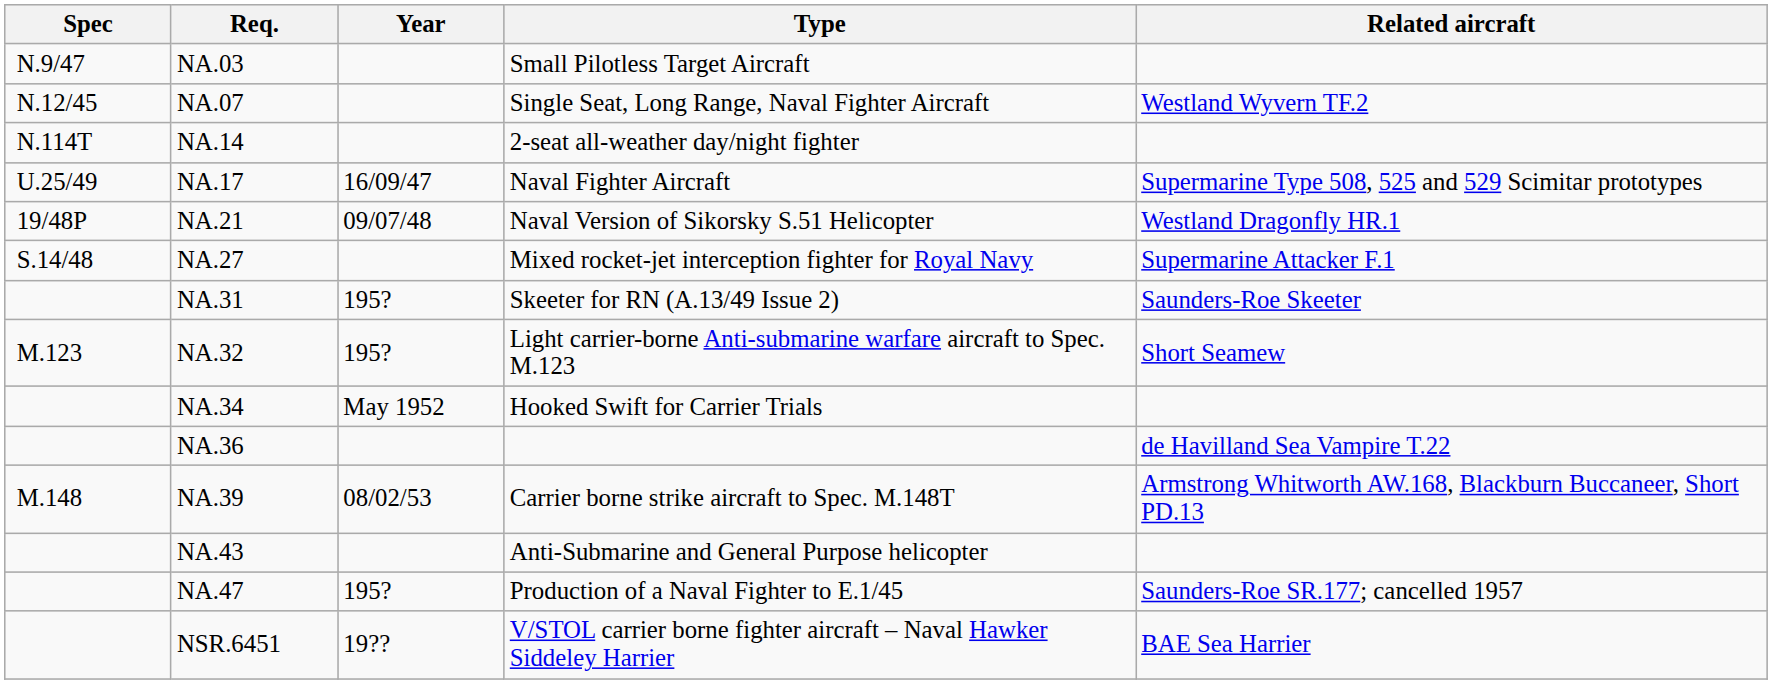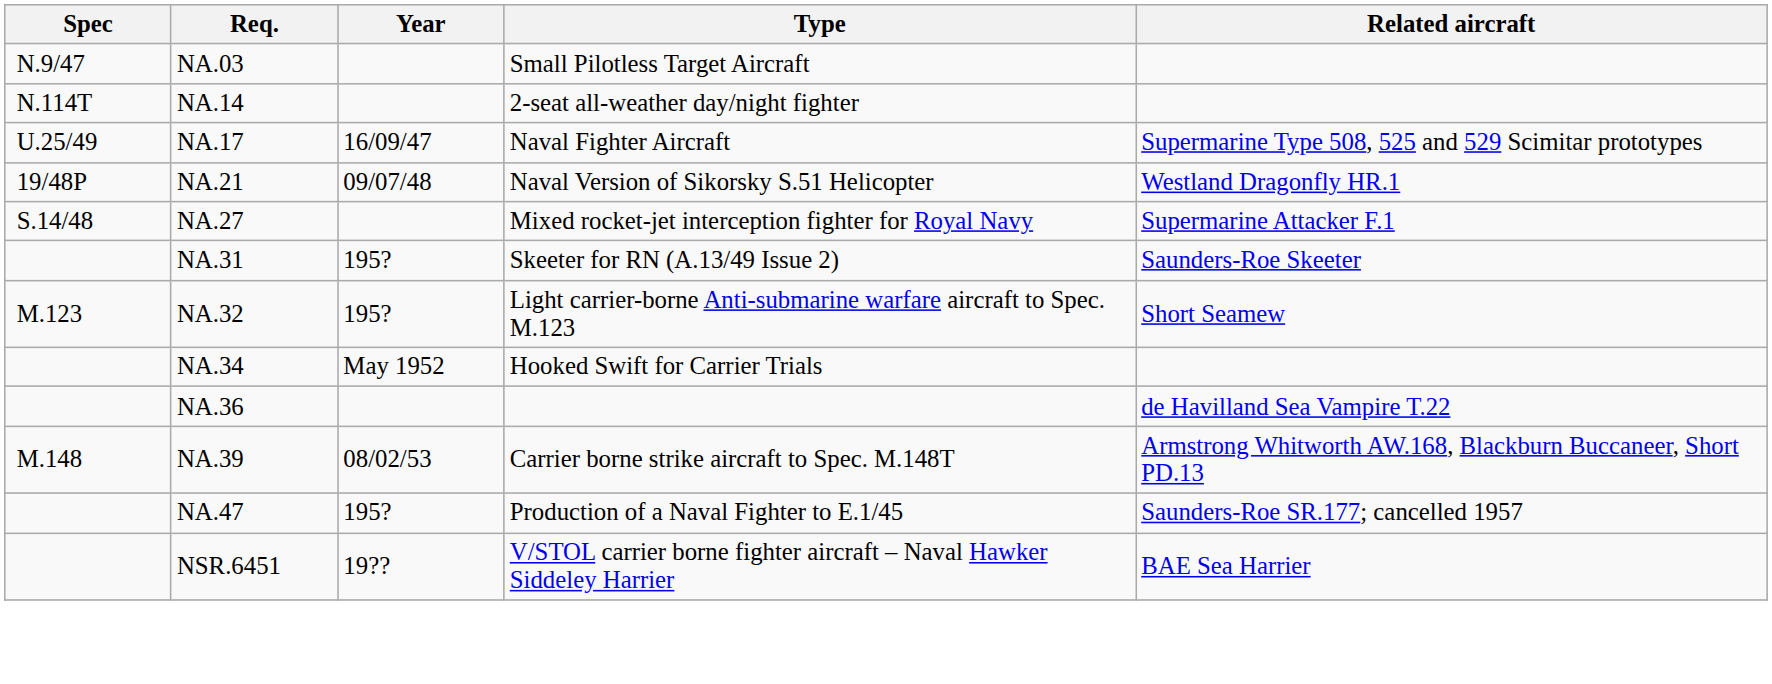- row: (210, 102)
- row: (210, 551)
